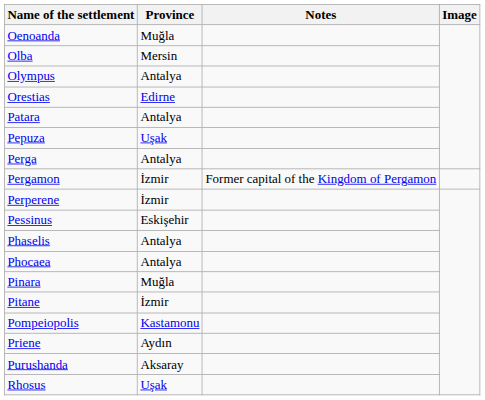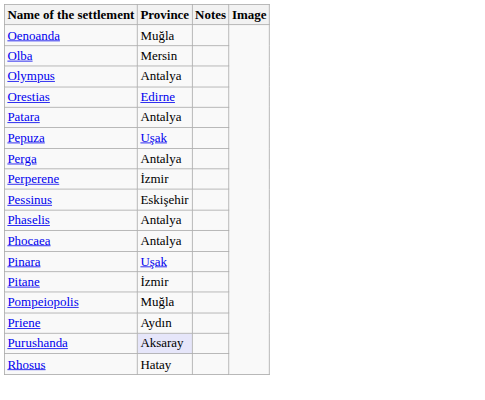- row: (34, 179)
(157, 281) Muğla -> (154, 261) Uşak
(170, 323) Kastamonu -> (157, 302) Muğla
(162, 364) no background -> (162, 343) lavender background
(154, 384) Uşak -> (156, 364) Hatay
